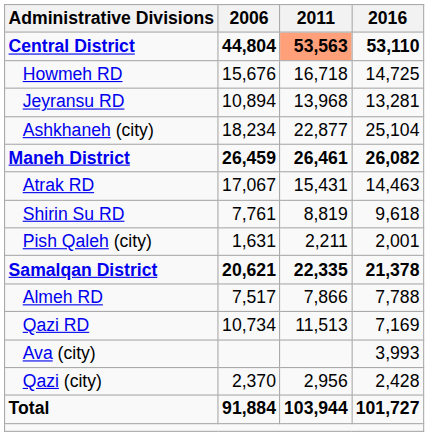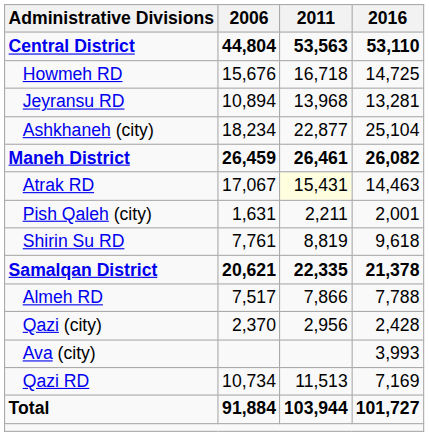(321, 46) lightsalmon background -> (321, 46) no background
(321, 185) no background -> (321, 185) lightyellow background
rows swapped: (74, 213) <-> (87, 241)
rows swapped: (56, 325) <-> (62, 381)
